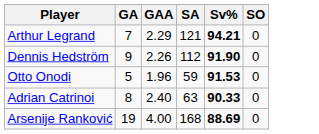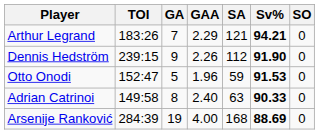+ column: (139, 14)
